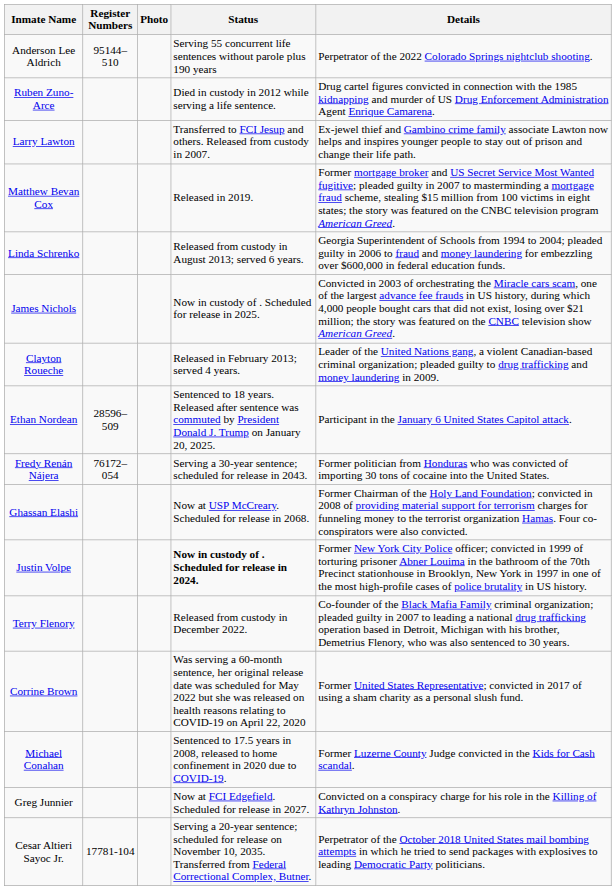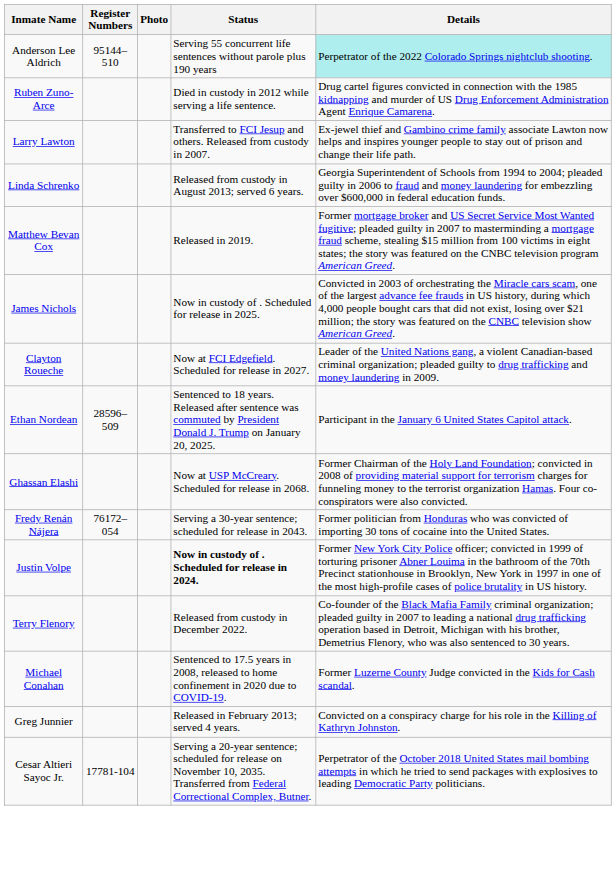(455, 56) no background -> (455, 56) paleturquoise background
rows swapped: (44, 253) <-> (44, 197)
(235, 364) Released in February 2013; served 4 years. -> (241, 364) Now at FCI Edgefield. Scheduled for release in 2027.
rows swapped: (44, 469) <-> (44, 512)
- row: (44, 691)
(241, 802) Now at FCI Edgefield. Scheduled for release in 2027. -> (235, 721) Released in February 2013; served 4 years.
